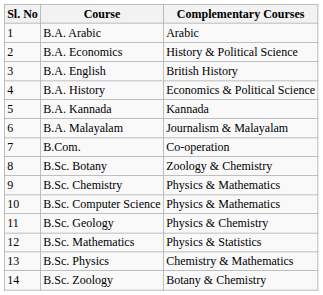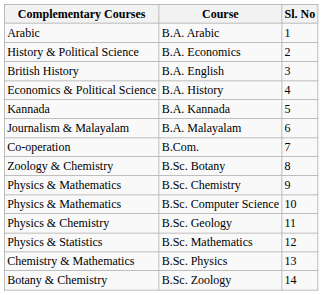columns swapped: (22, 14) <-> (241, 14)
